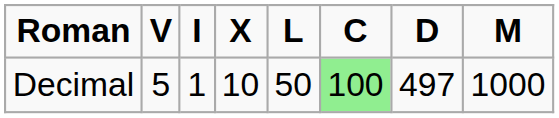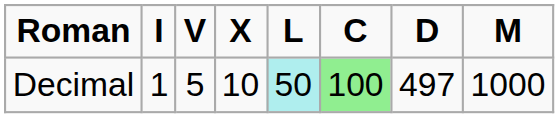columns swapped: (197, 31) <-> (161, 31)
(293, 84) no background -> (293, 84) paleturquoise background
